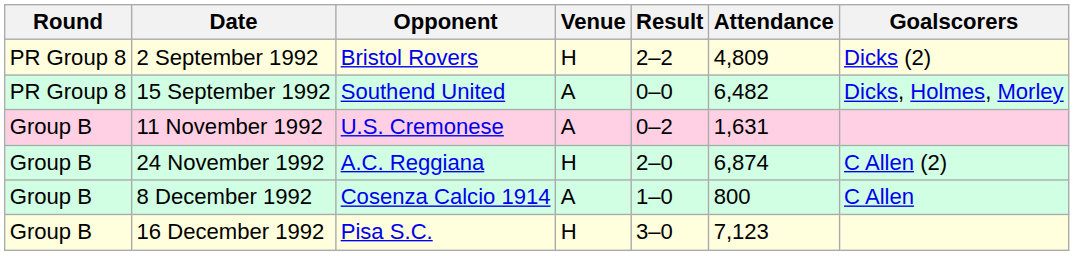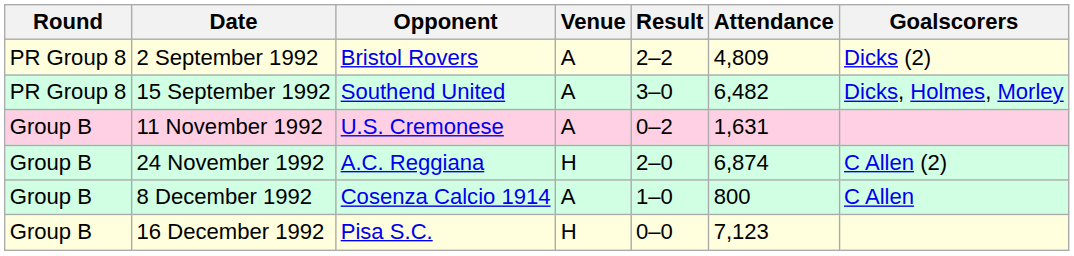(569, 57) H -> (568, 57) A
(654, 92) 0–0 -> (654, 92) 3–0
(654, 232) 3–0 -> (654, 232) 0–0
